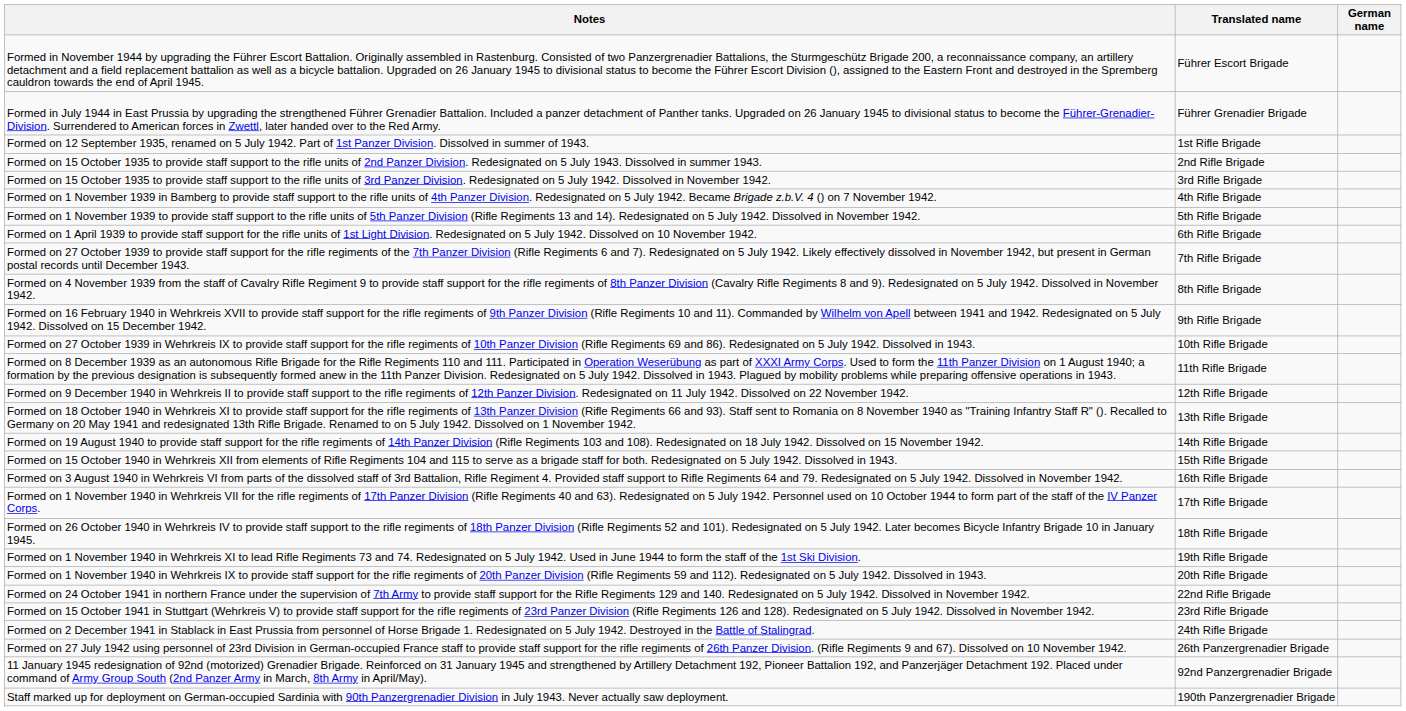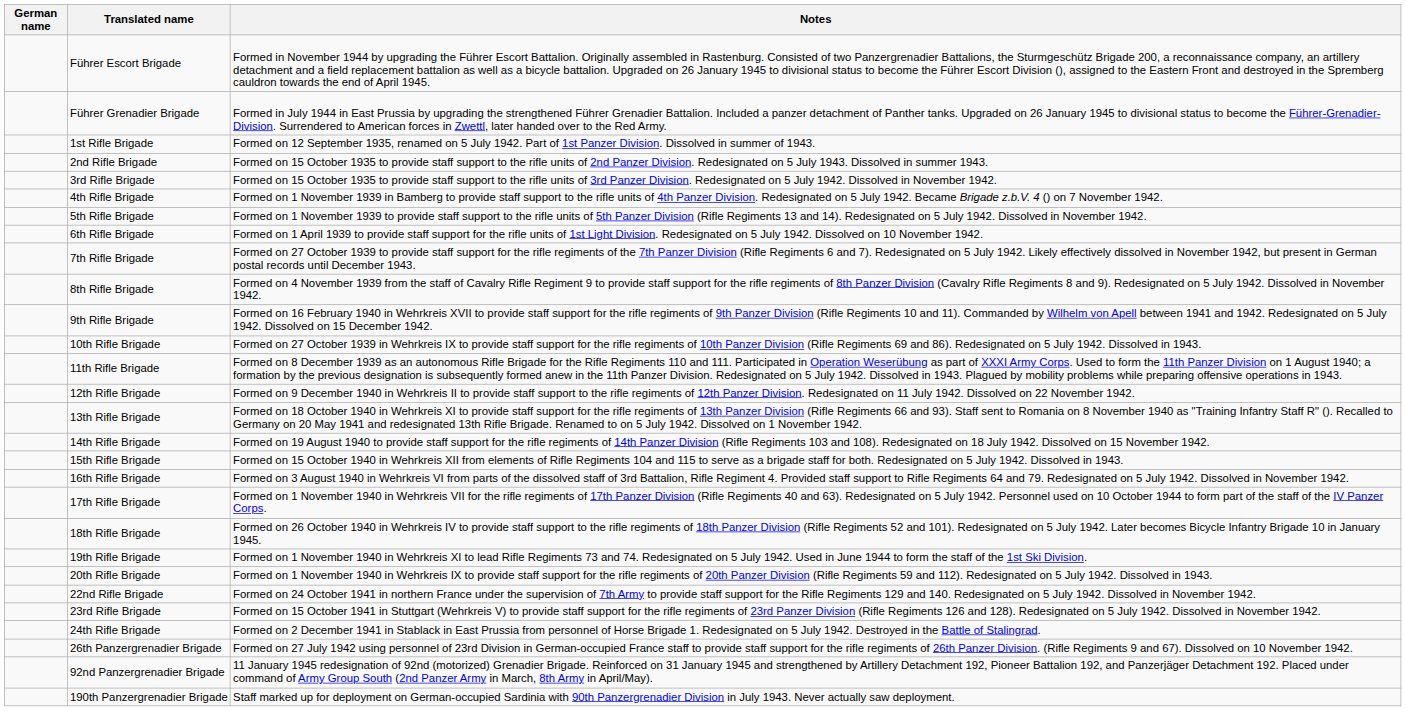columns swapped: (1369, 19) <-> (590, 19)
